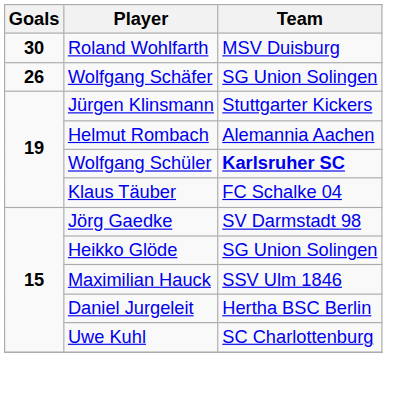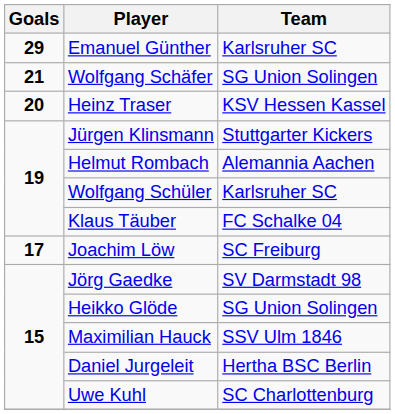- row: (138, 47)
+ row: (139, 47)
(34, 76) 26 -> (34, 76) 21
+ row: (120, 105)
(284, 163) bold -> (280, 192) normal
+ row: (121, 250)
